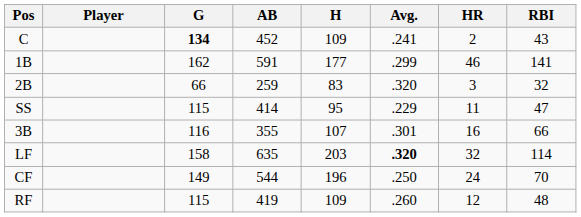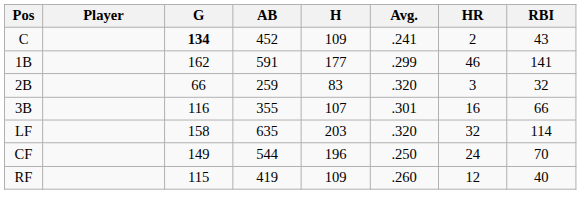- row: (23, 108)
(404, 154) bold -> (404, 131) normal
(541, 200) 48 -> (541, 177) 40
